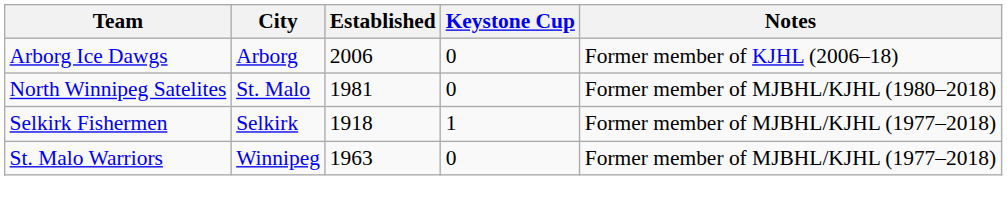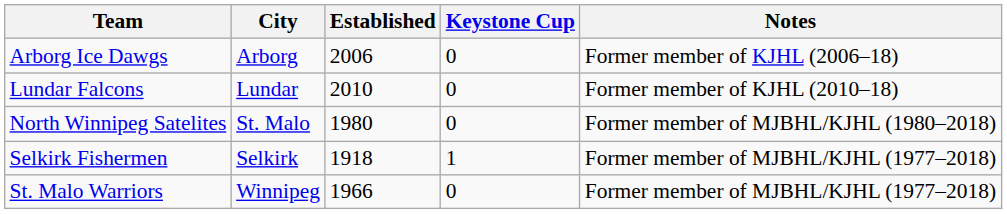+ row: (77, 89)
(351, 89) 1981 -> (351, 123) 1980
(351, 157) 1963 -> (351, 191) 1966
